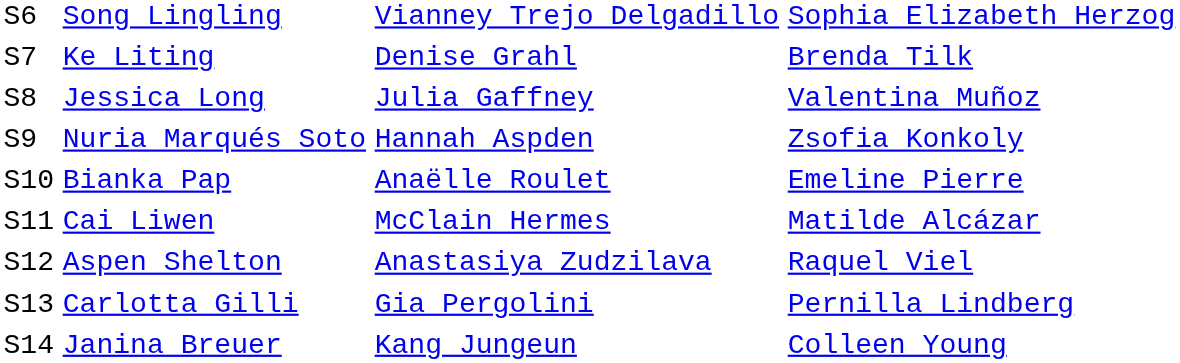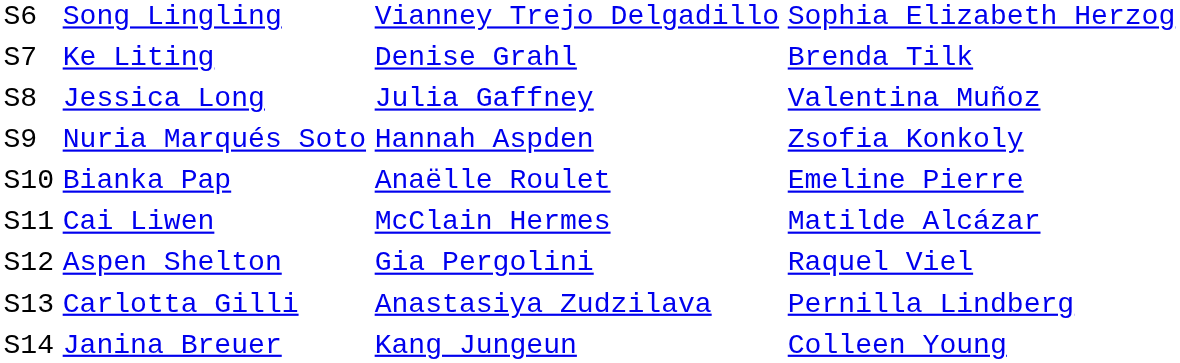(543, 263) Anastasiya Zudzilava -> (484, 263) Gia Pergolini
(484, 304) Gia Pergolini -> (543, 304) Anastasiya Zudzilava
